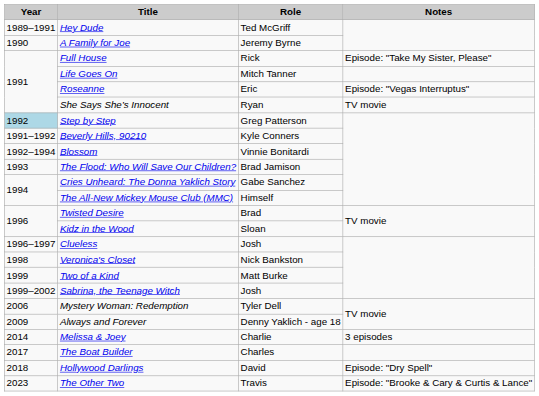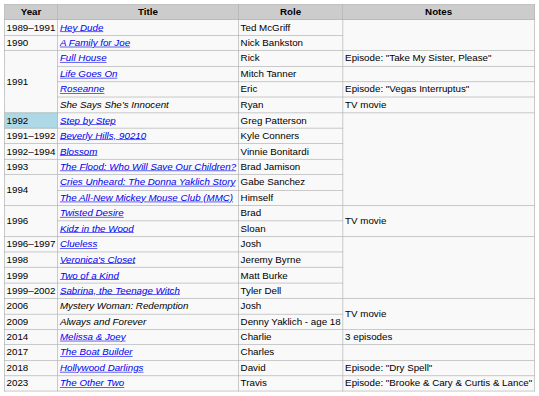(271, 43) Jeremy Byrne -> (272, 43) Nick Bankston
(272, 259) Nick Bankston -> (271, 259) Jeremy Byrne
(251, 290) Josh -> (261, 290) Tyler Dell
(261, 306) Tyler Dell -> (251, 306) Josh
